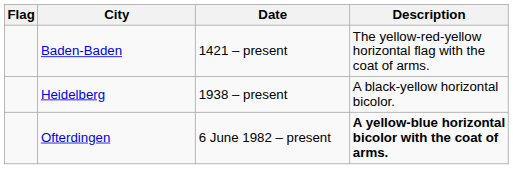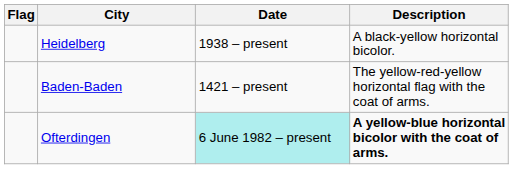rows swapped: (82, 51) <-> (73, 94)
(265, 137) no background -> (265, 137) paleturquoise background
